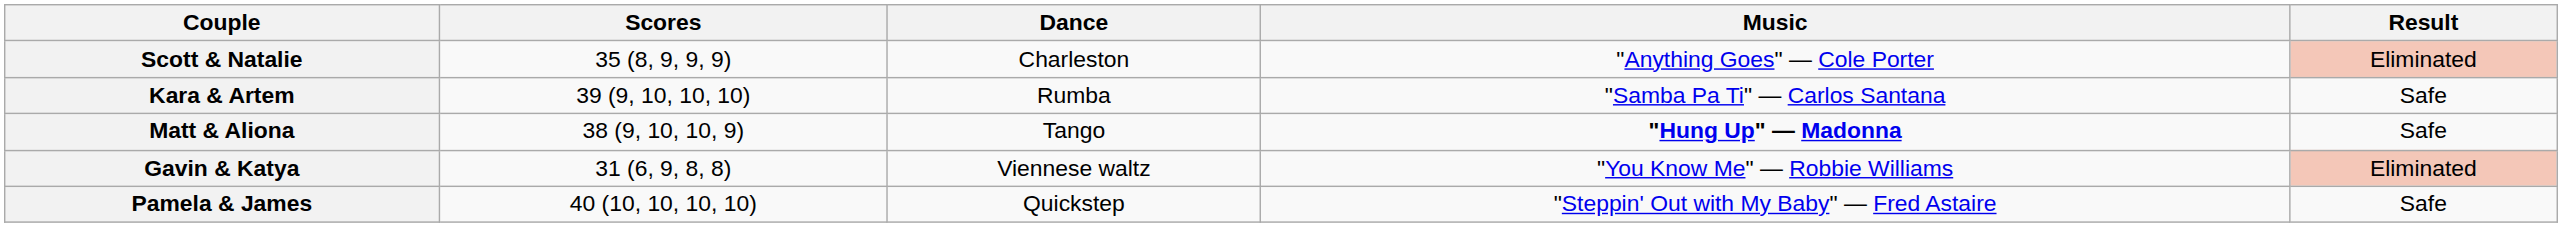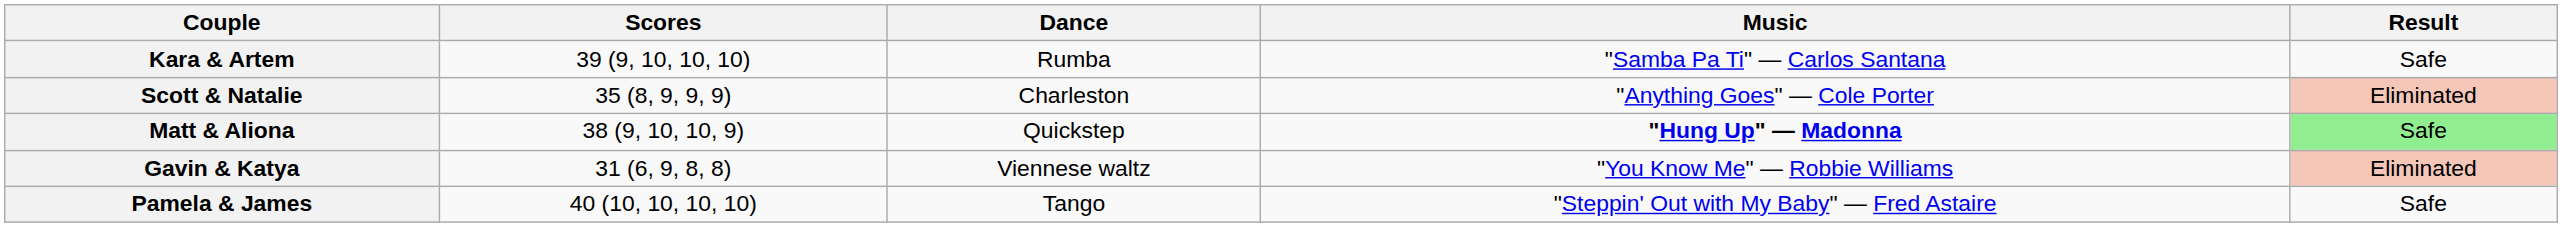rows swapped: (222, 58) <-> (222, 95)
(1074, 131) Tango -> (1074, 131) Quickstep
(2423, 131) no background -> (2423, 131) lightgreen background
(1074, 204) Quickstep -> (1074, 204) Tango
